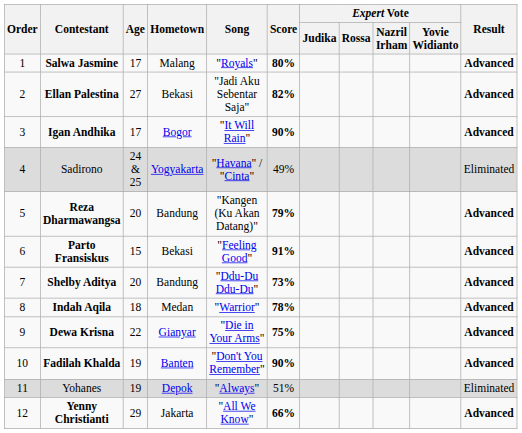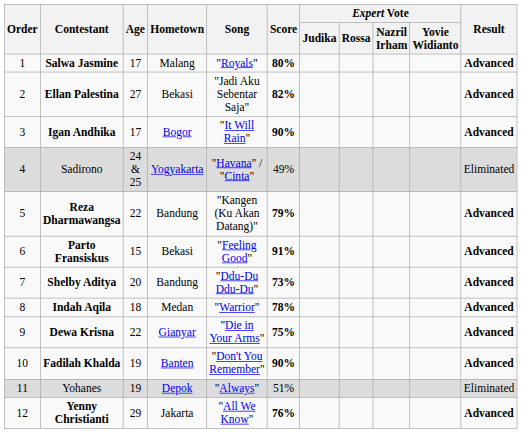(135, 213) 20 -> (135, 213) 22
(284, 413) 66% -> (284, 413) 76%
